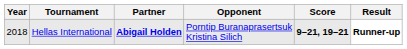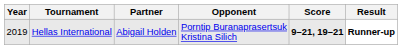(17, 32) 2018 -> (17, 32) 2019
(149, 32) bold -> (146, 32) normal
